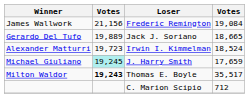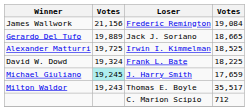(108, 49) 19,723 -> (108, 49) 19,725
(229, 49) 18,524 -> (229, 49) 18,525
+ row: (37, 62)
(108, 74) bold -> (108, 87) normal
